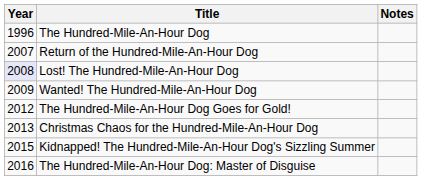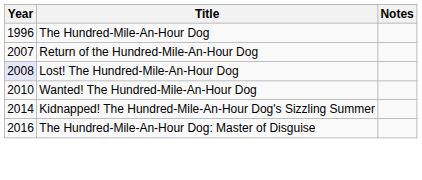(20, 90) 2009 -> (20, 90) 2010
- row: (165, 109)
- row: (179, 128)
(20, 147) 2015 -> (20, 109) 2014
